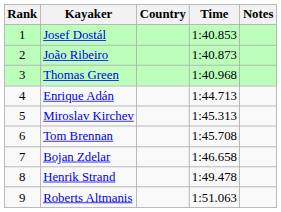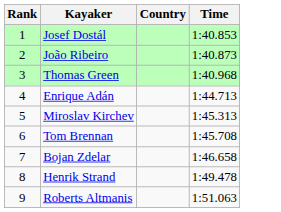- column: (258, 14)
